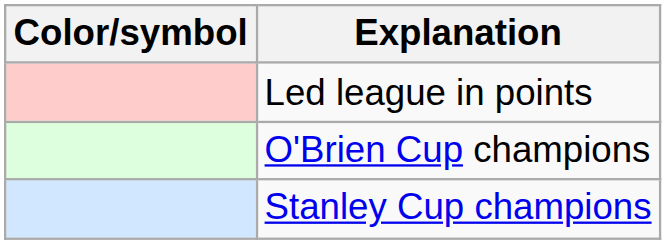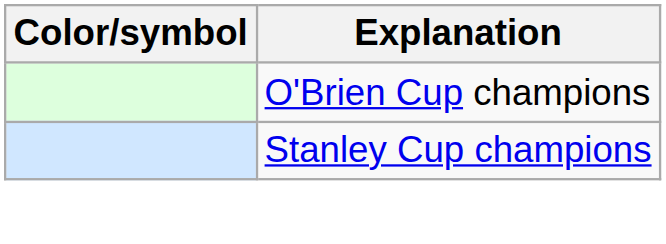- row: (429, 91)
